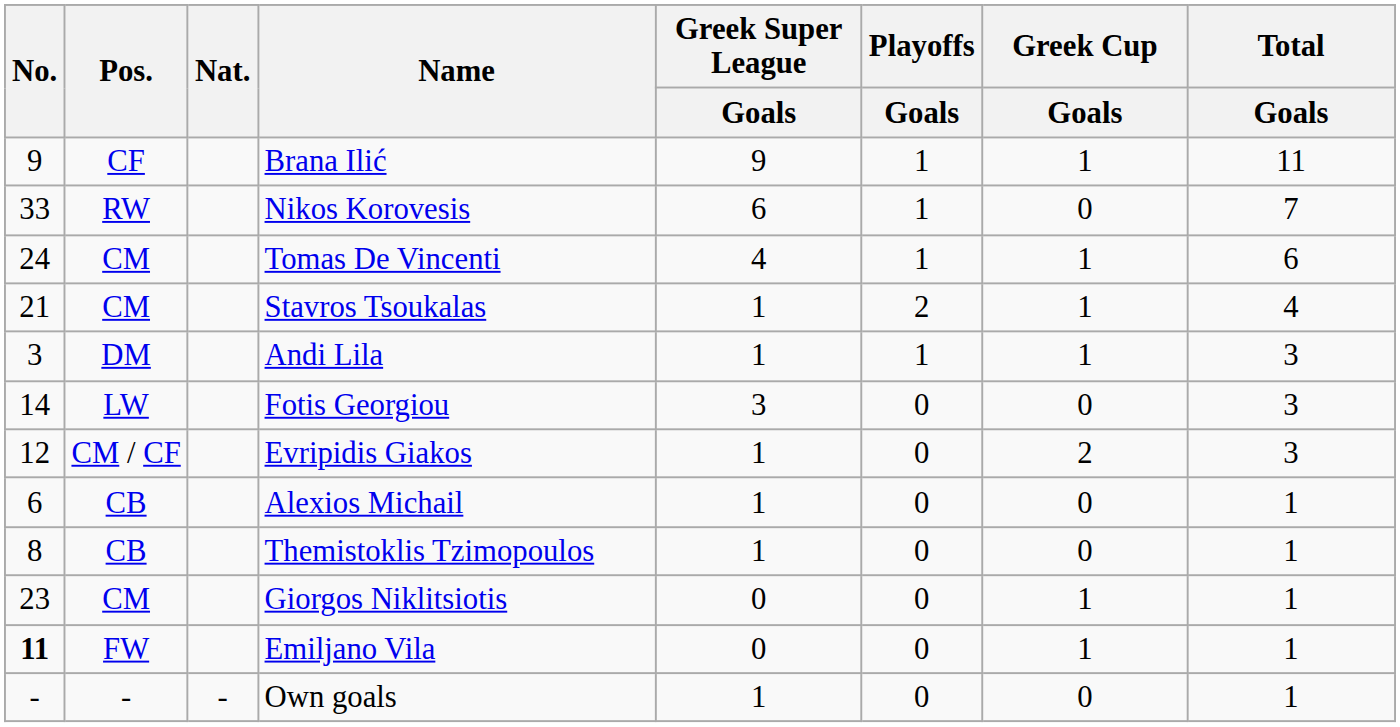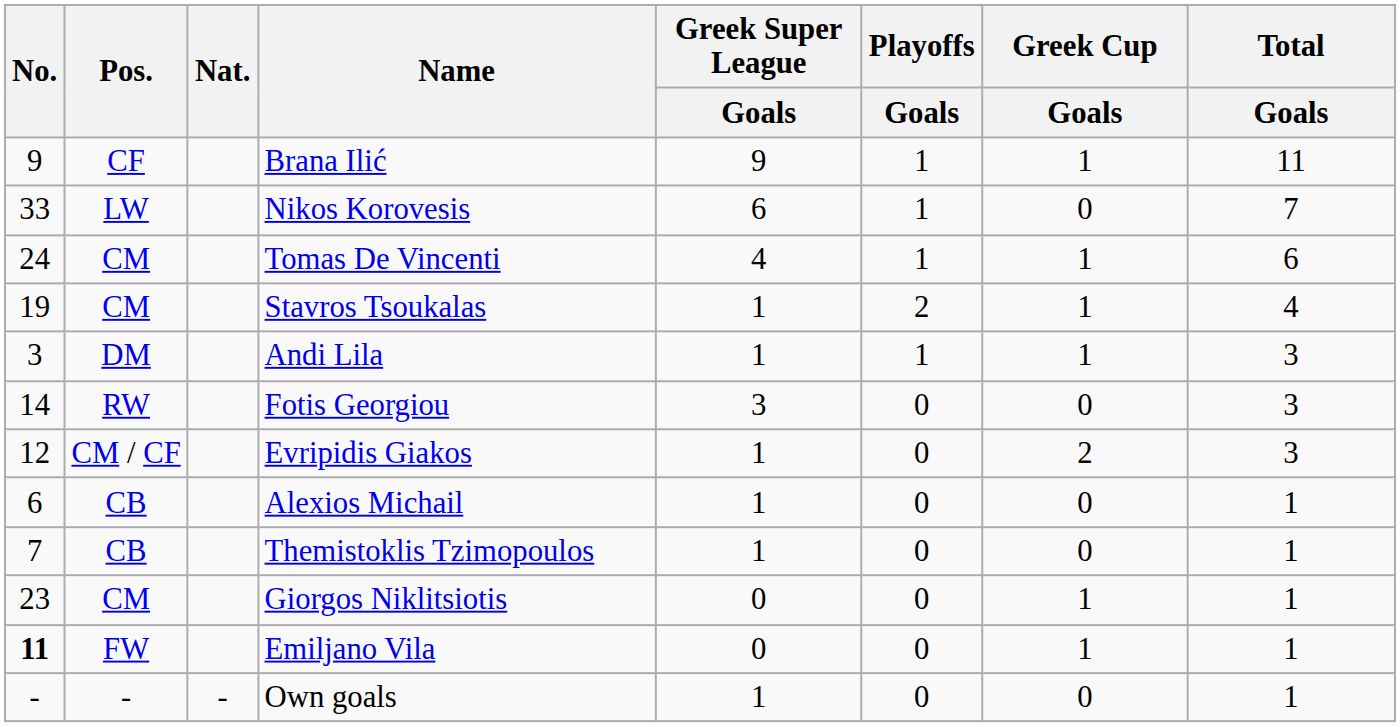(126, 209) RW -> (126, 209) LW
(35, 307) 21 -> (35, 307) 19
(126, 404) LW -> (126, 404) RW
(35, 550) 8 -> (35, 550) 7
